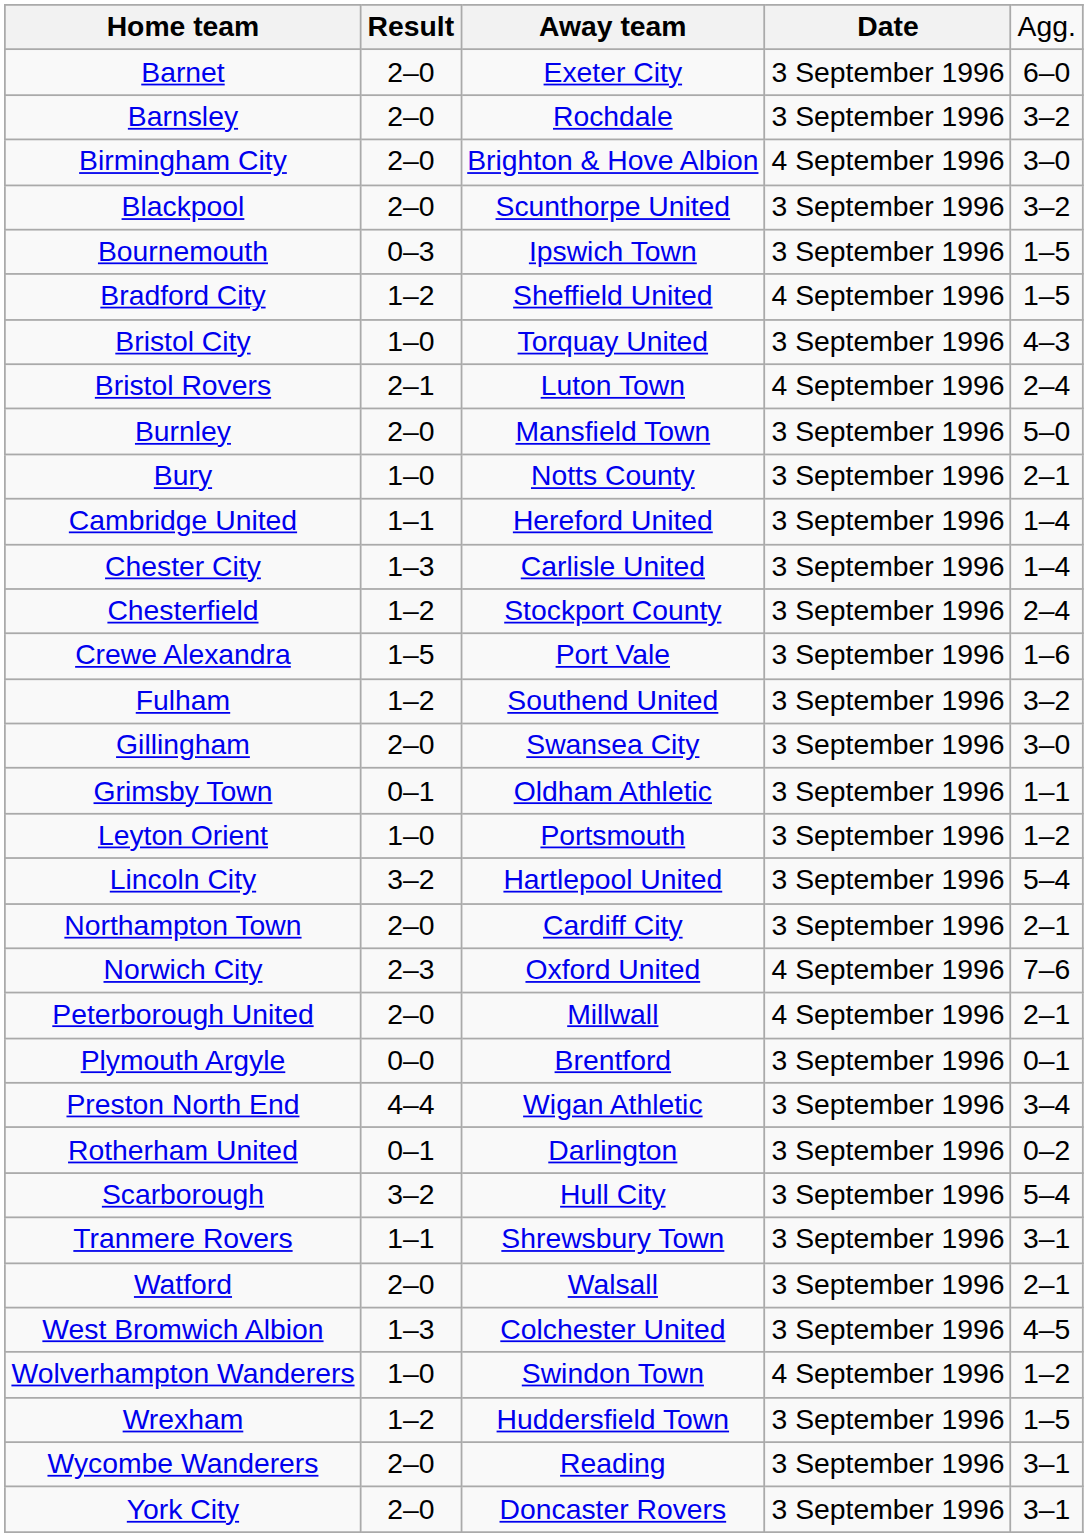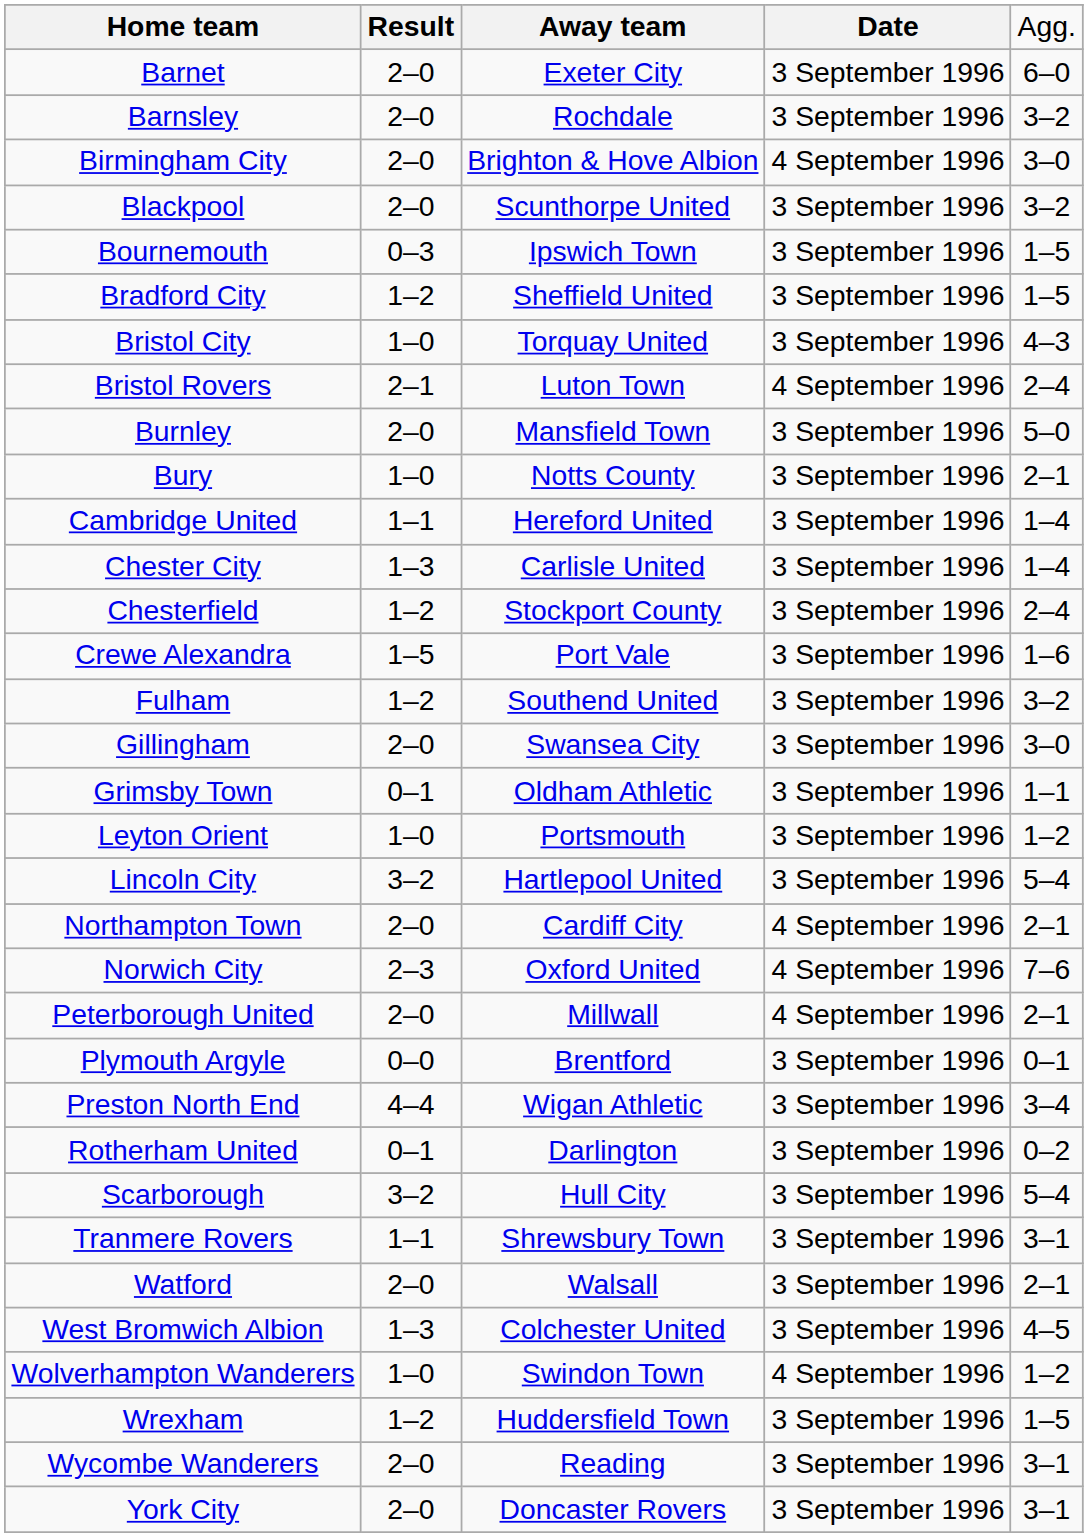(888, 296) 4 September 1996 -> (888, 296) 3 September 1996
(888, 925) 3 September 1996 -> (888, 925) 4 September 1996
